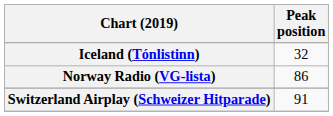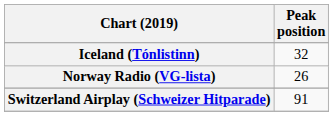(301, 76) 86 -> (301, 76) 26
